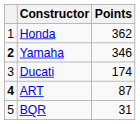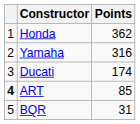(11, 53) bold -> (11, 53) normal
(122, 53) 346 -> (122, 53) 316
(125, 91) 87 -> (125, 91) 85
